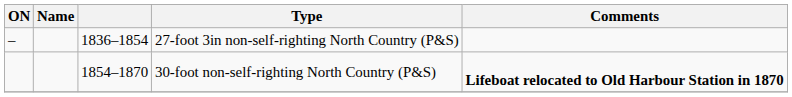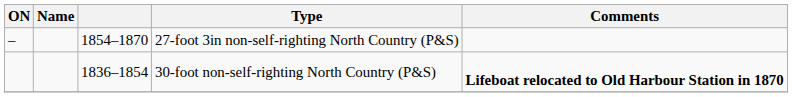(115, 39) 1836–1854 -> (115, 39) 1854–1870
(115, 71) 1854–1870 -> (115, 71) 1836–1854
